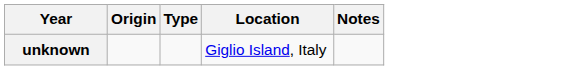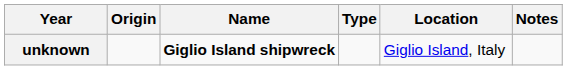+ column: (249, 19)
